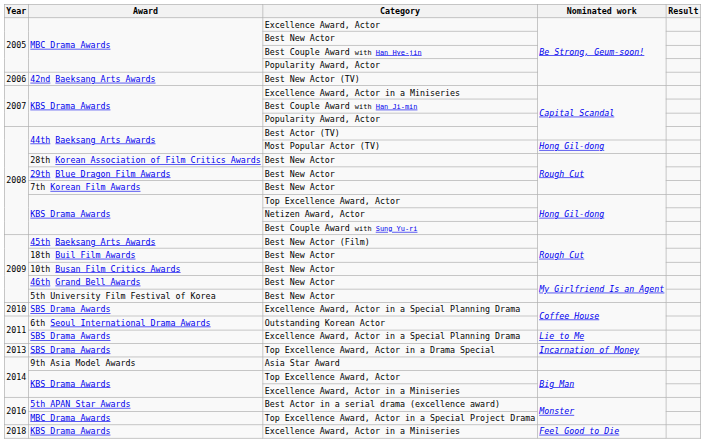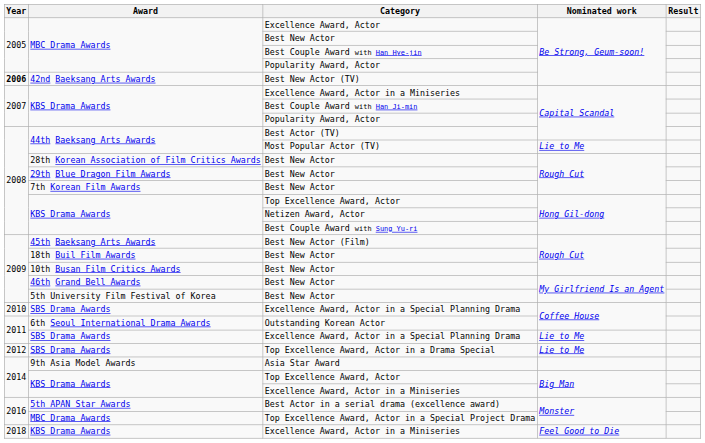(16, 79) normal -> (16, 79) bold
(572, 147) Hong Gil-dong -> (562, 147) Lie to Me
(16, 350) 2013 -> (16, 350) 2012
(589, 350) Incarnation of Money -> (562, 350) Lie to Me
